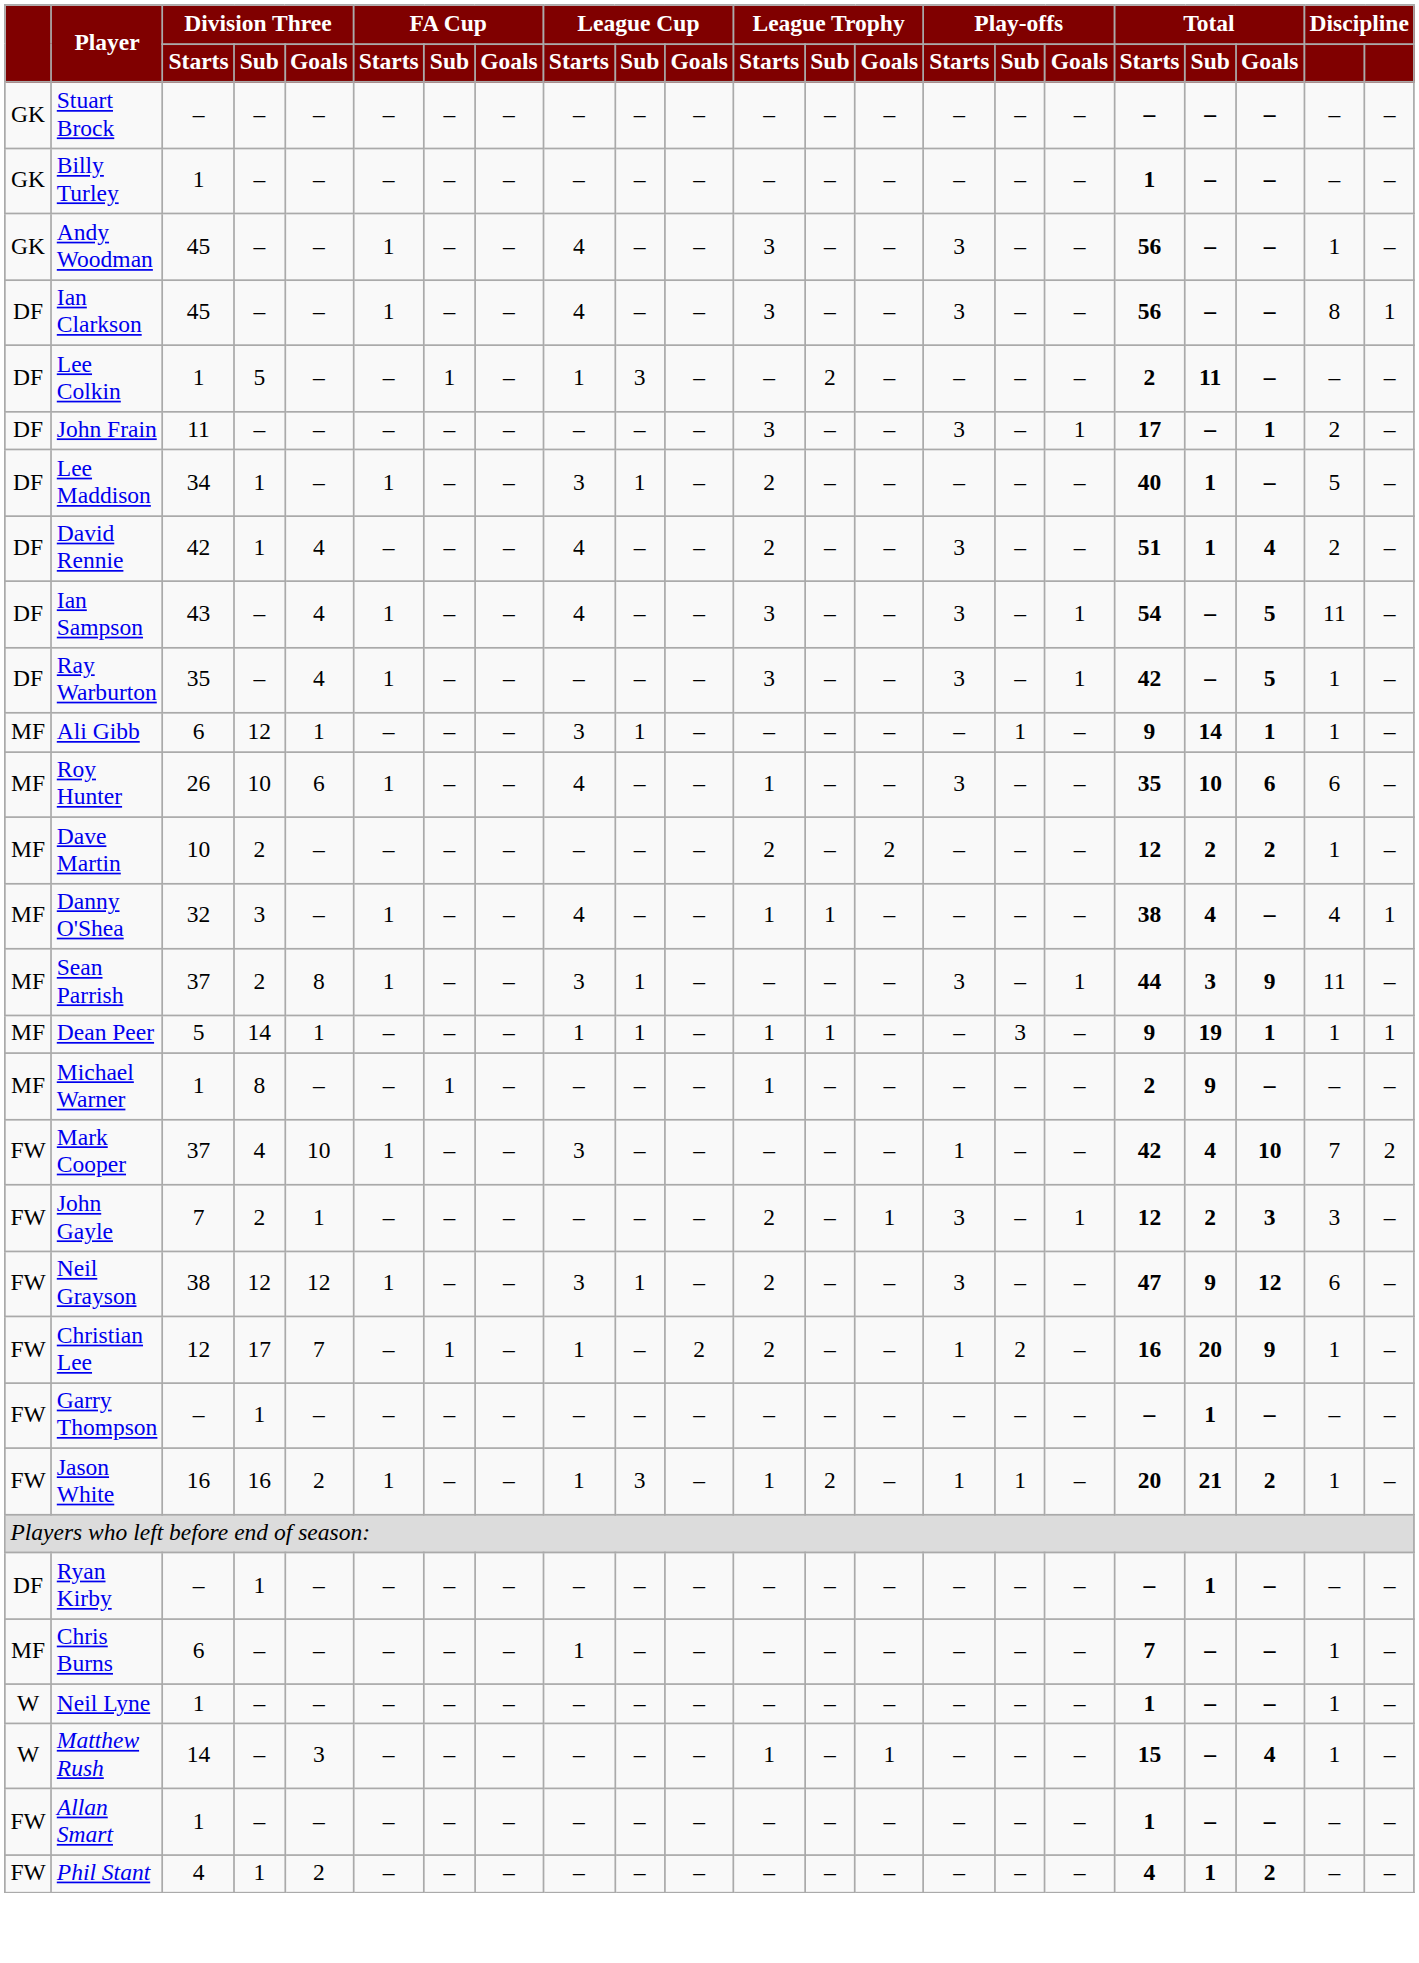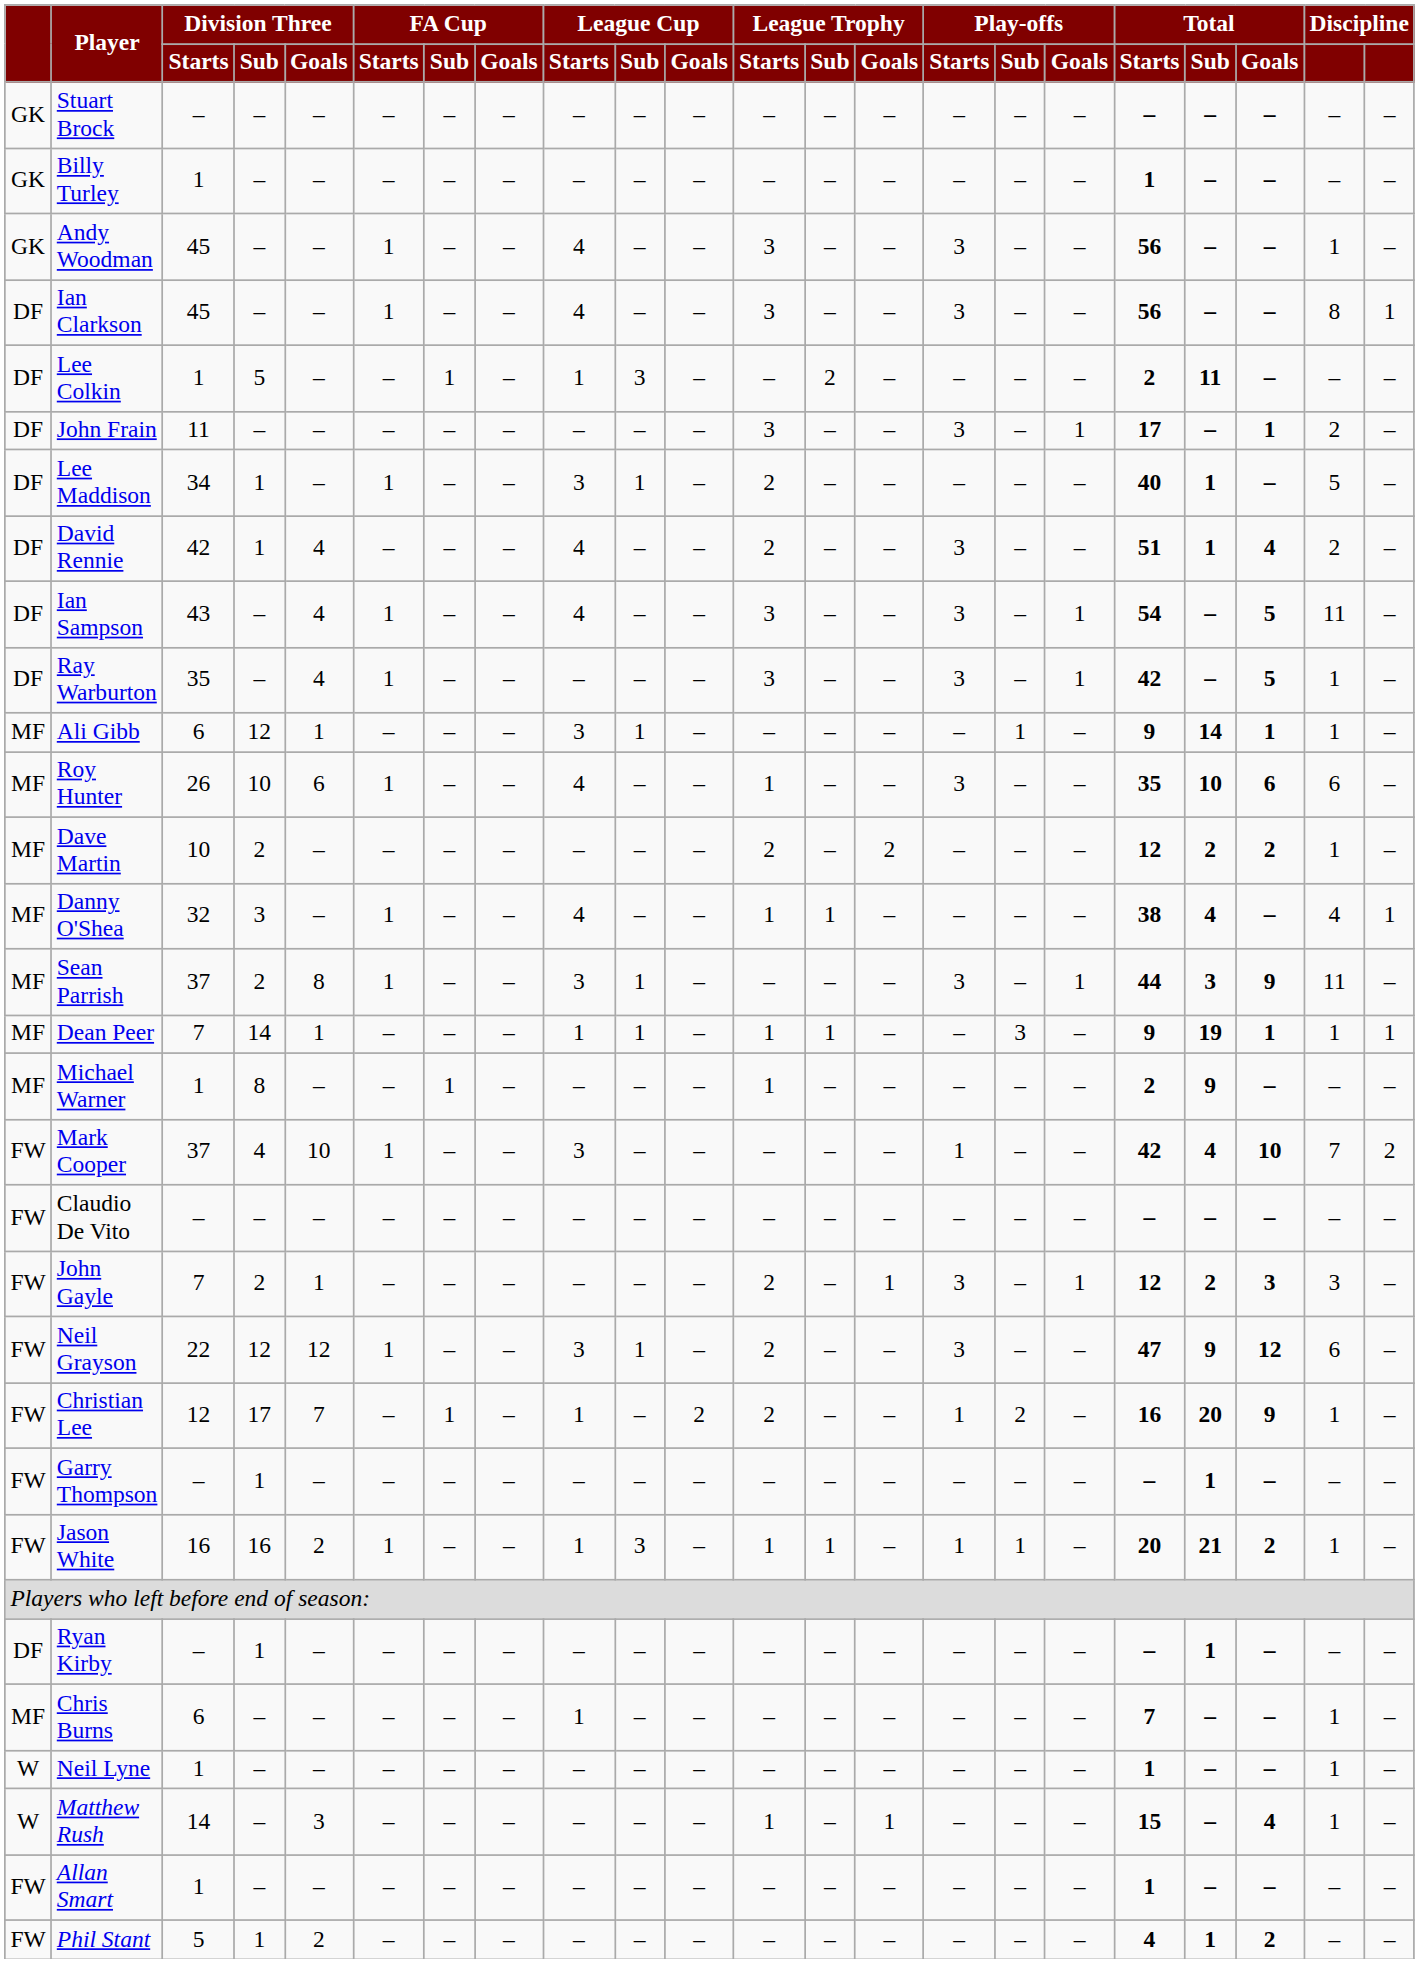(199, 1033) 5 -> (199, 1033) 7
+ row: (94, 1217)
(199, 1282) 38 -> (199, 1348) 22
(830, 1480) 2 -> (830, 1546) 1
(199, 1872) 4 -> (199, 1938) 5
